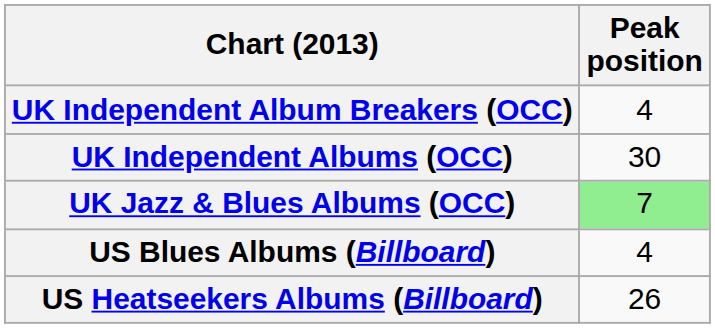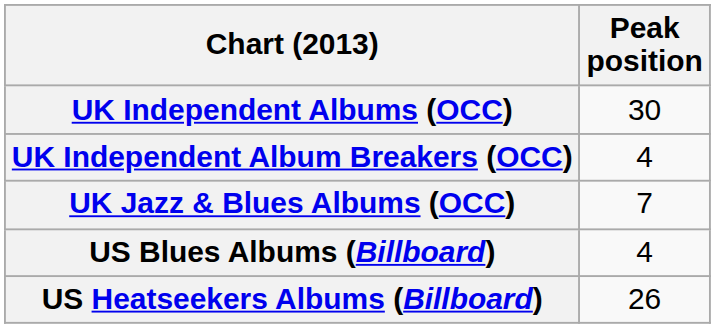rows swapped: (292, 156) <-> (292, 109)
(645, 204) lightgreen background -> (645, 204) no background
